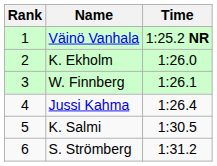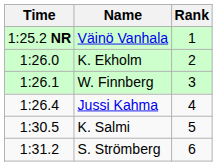columns swapped: (25, 15) <-> (177, 15)
